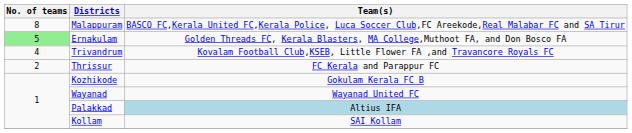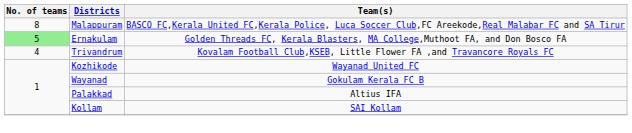- row: (92, 66)
(376, 80) Gokulam Kerala FC B -> (376, 66) Wayanad United FC
(376, 94) Wayanad United FC -> (376, 80) Gokulam Kerala FC B
(376, 108) lightblue background -> (376, 94) no background
